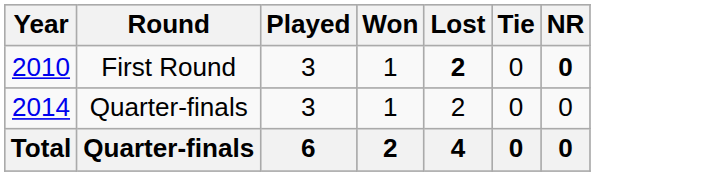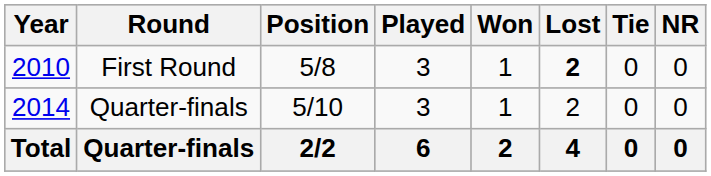+ column: (318, 25)
(566, 66) bold -> (680, 66) normal
